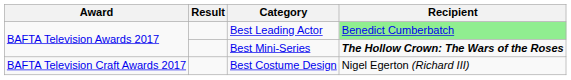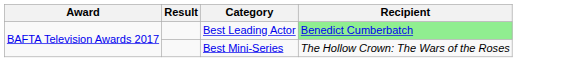(453, 48) bold -> (405, 48) normal
- row: (283, 65)
